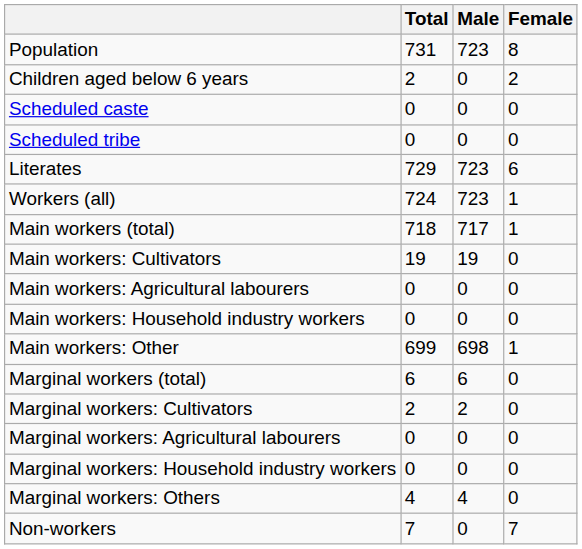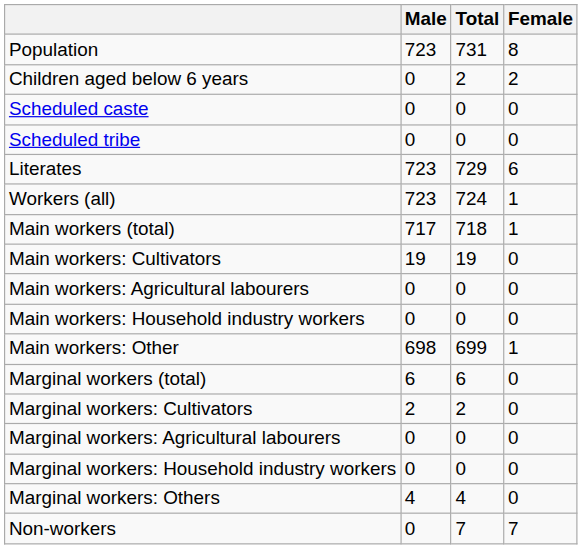columns swapped: (427, 19) <-> (478, 19)
